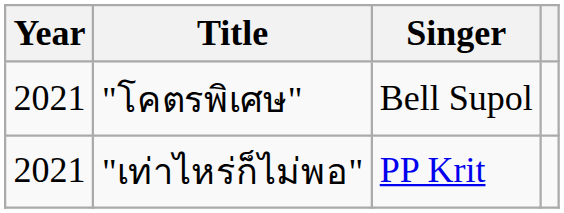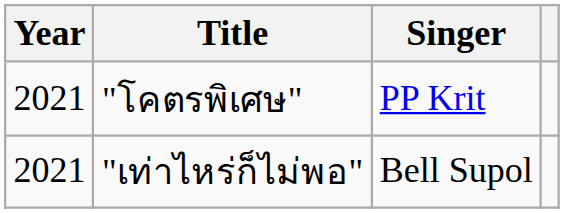(456, 98) Bell Supol -> (433, 98) PP Krit
(433, 170) PP Krit -> (456, 170) Bell Supol
